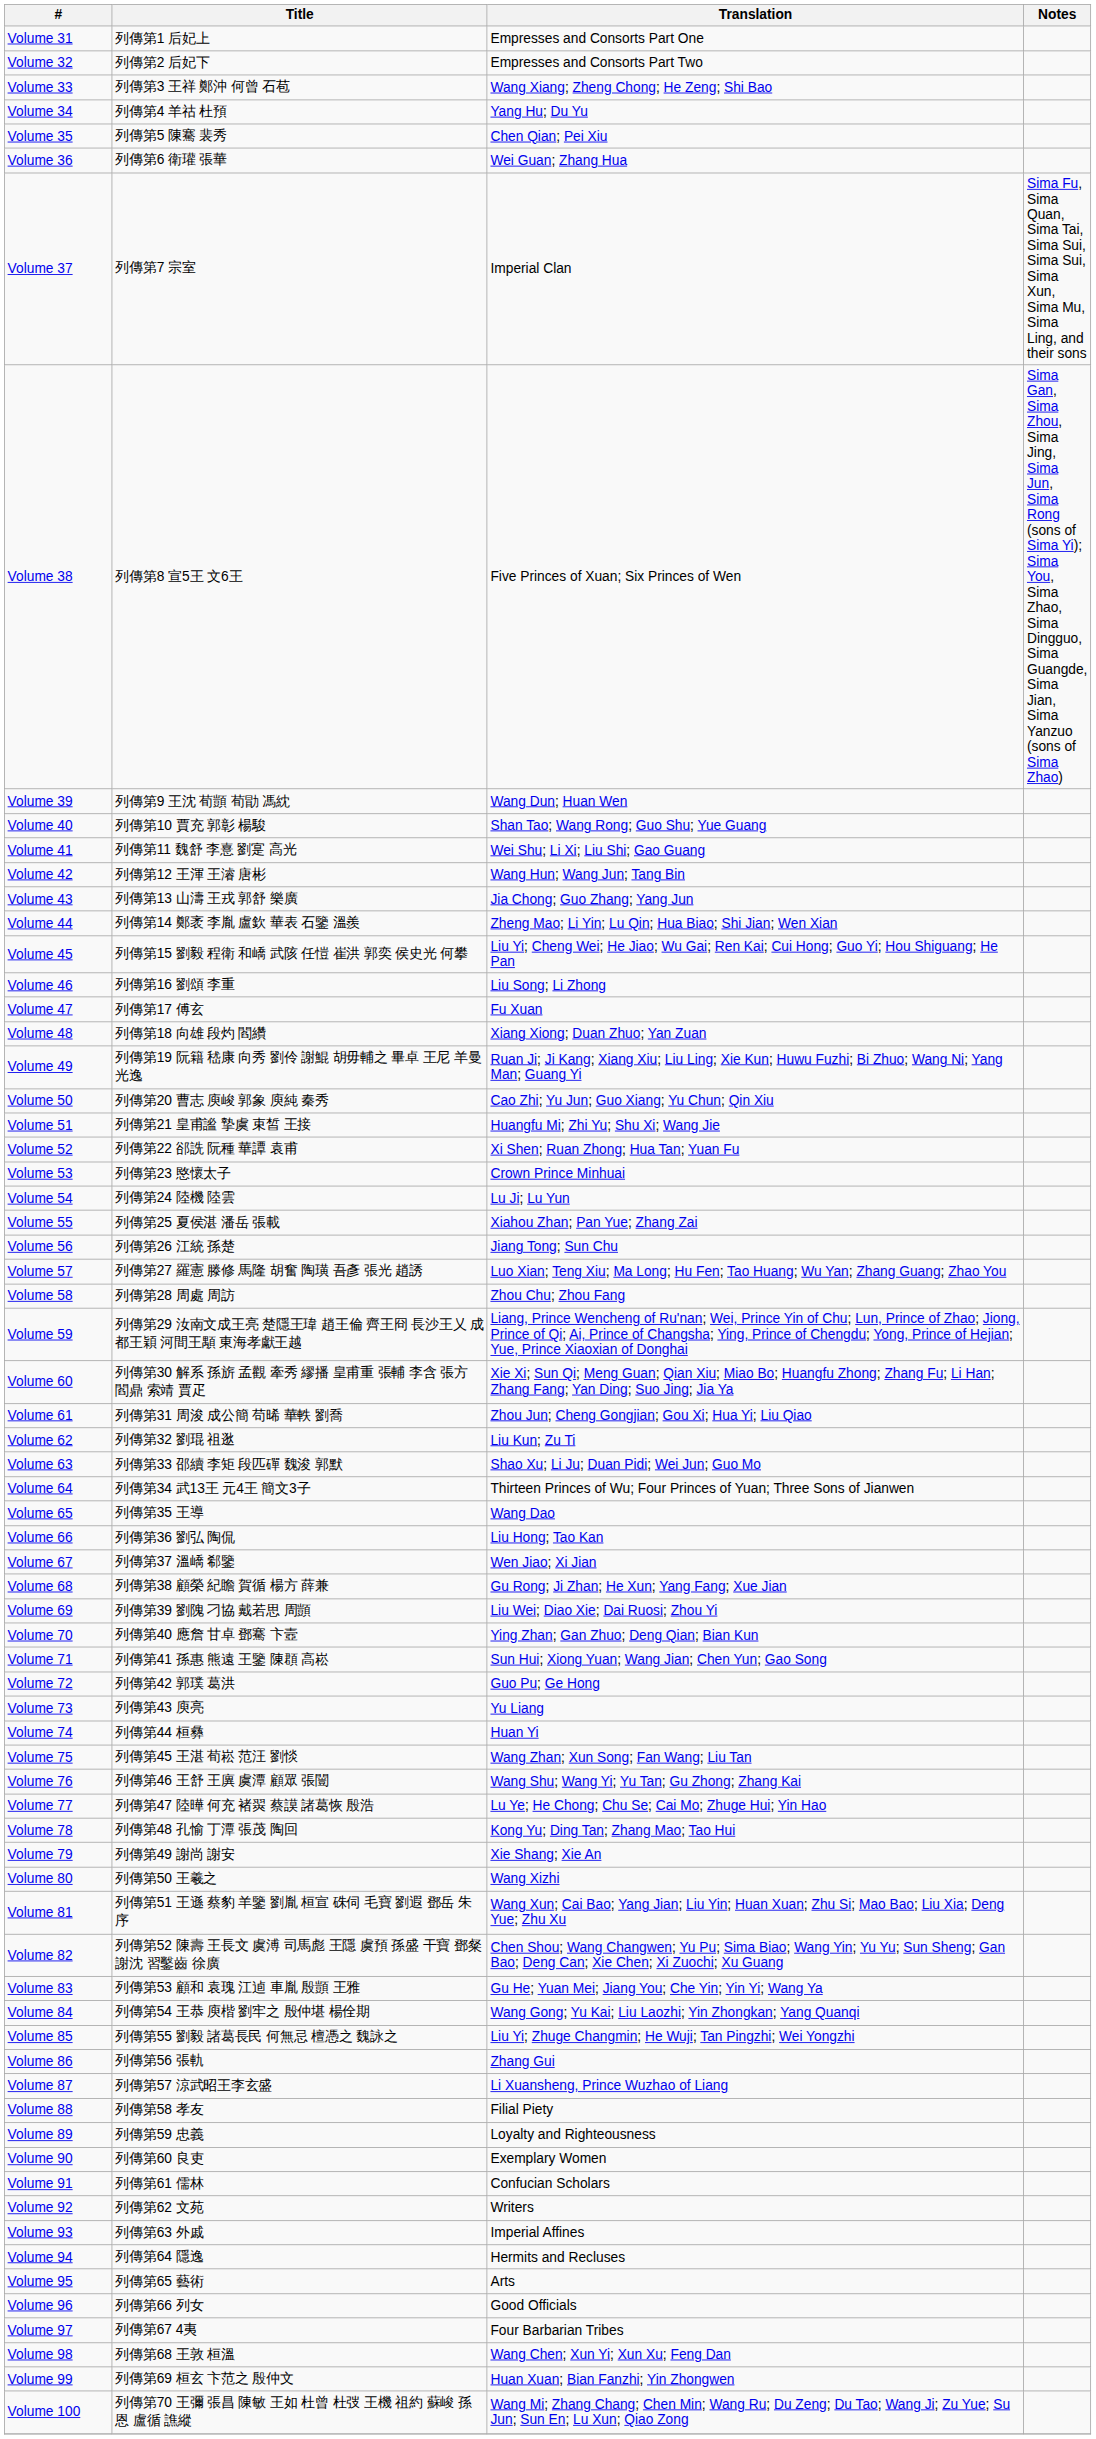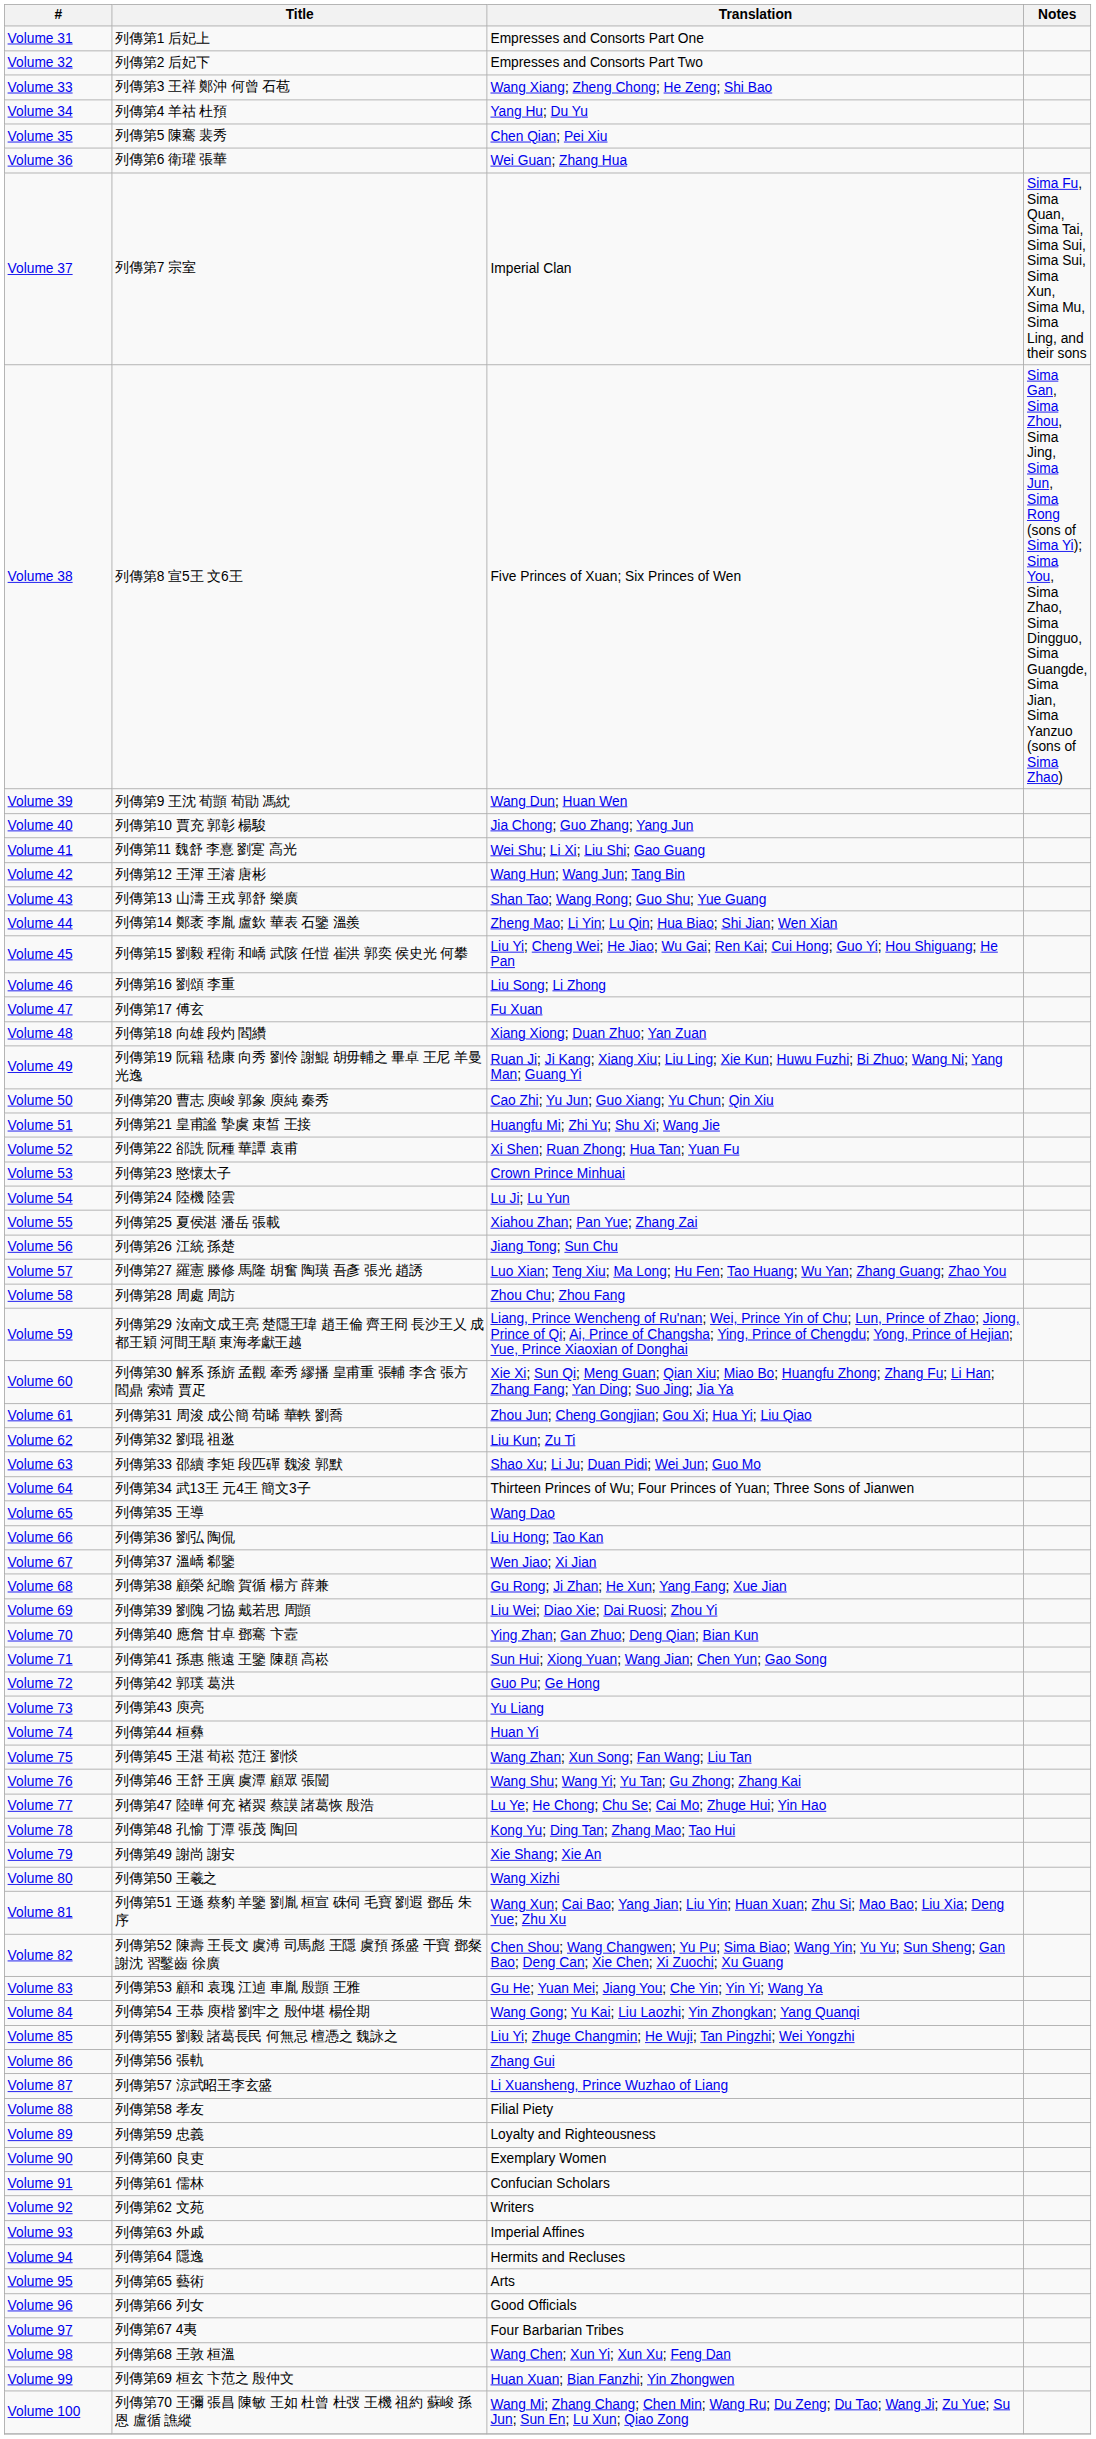(628, 825) Shan Tao; Wang Rong; Guo Shu; Yue Guang -> (592, 825) Jia Chong; Guo Zhang; Yang Jun
(592, 898) Jia Chong; Guo Zhang; Yang Jun -> (628, 898) Shan Tao; Wang Rong; Guo Shu; Yue Guang
